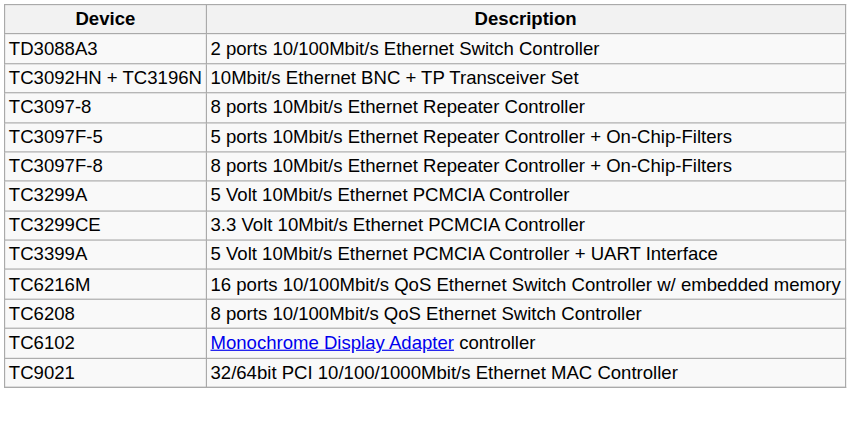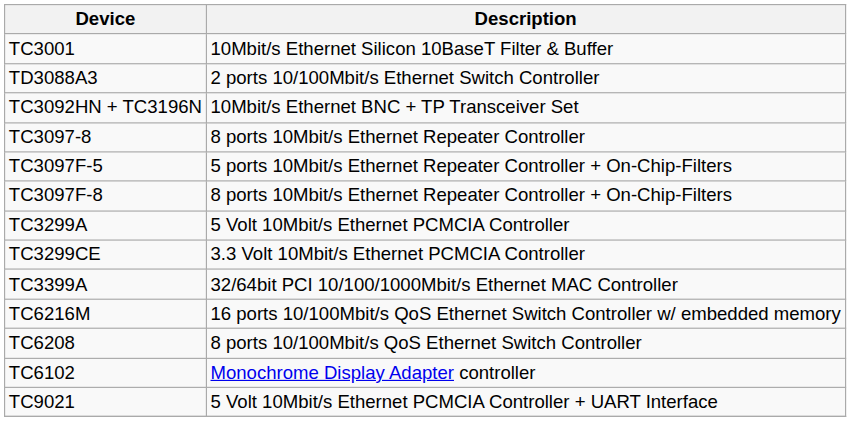+ row: (42, 48)
(464, 254) 5 Volt 10Mbit/s Ethernet PCMCIA Controller + UART Interface -> (444, 284) 32/64bit PCI 10/100/1000Mbit/s Ethernet MAC Controller
(444, 372) 32/64bit PCI 10/100/1000Mbit/s Ethernet MAC Controller -> (464, 401) 5 Volt 10Mbit/s Ethernet PCMCIA Controller + UART Interface
